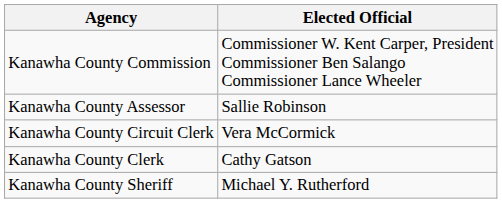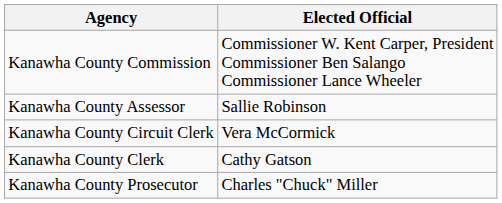+ row: (103, 185)
- row: (91, 185)
